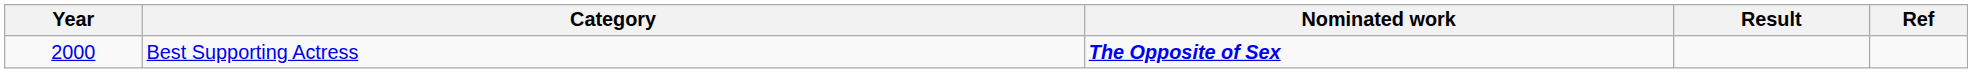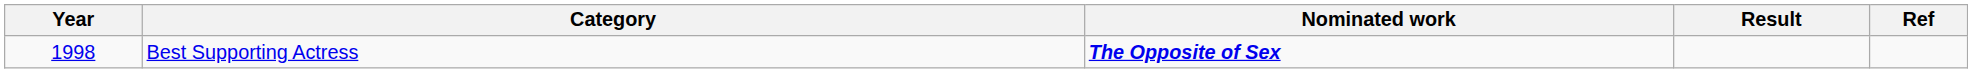(73, 51) 2000 -> (73, 51) 1998
